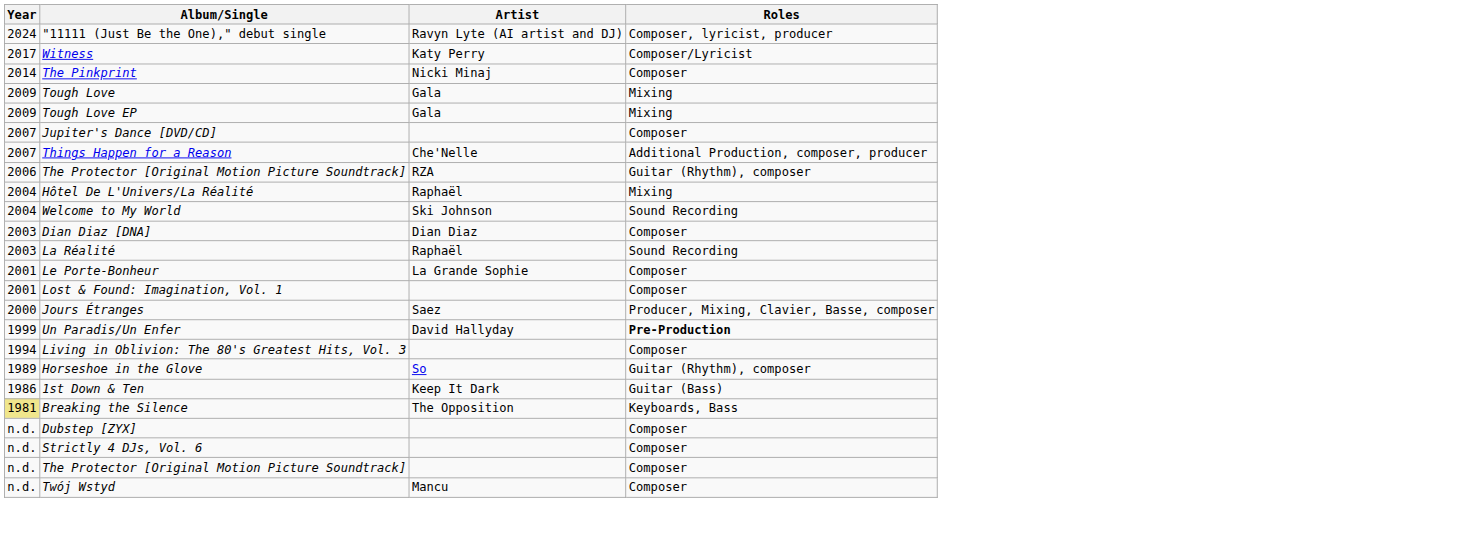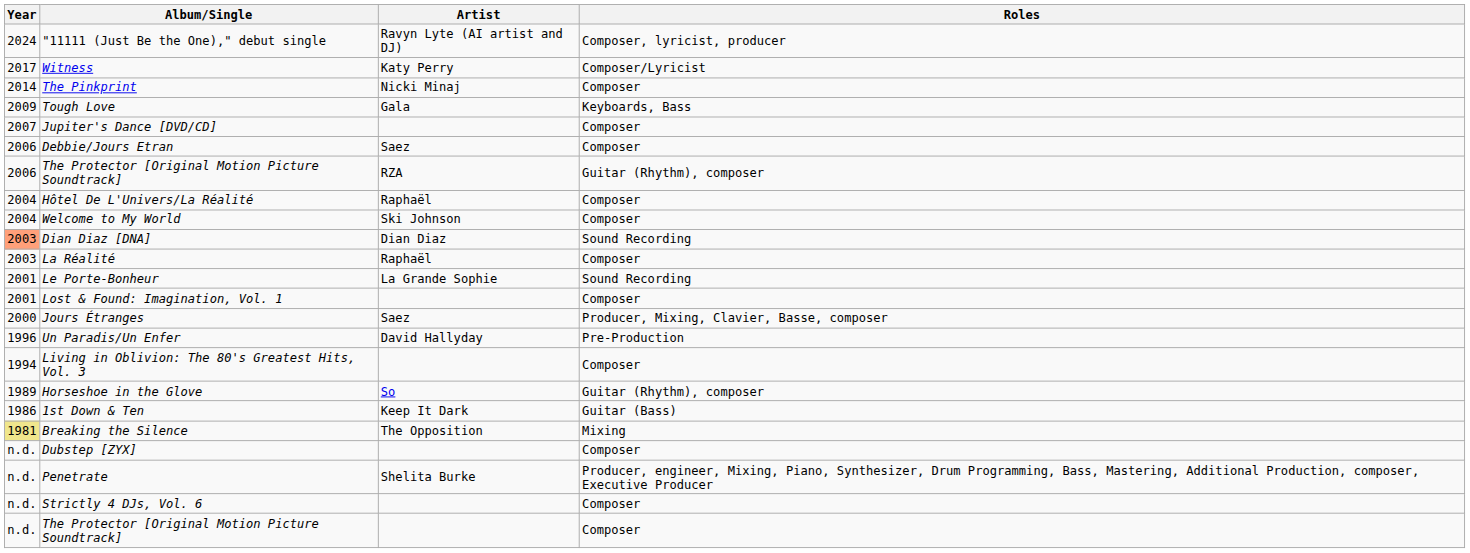(651, 93) Mixing -> (637, 107) Keyboards, Bass
- row: (90, 113)
- row: (137, 152)
+ row: (108, 146)
(651, 192) Mixing -> (611, 200) Composer
(683, 211) Sound Recording -> (611, 220) Composer
(22, 231) no background -> (22, 239) lightsalmon background
(658, 231) Composer -> (637, 239) Sound Recording
(683, 251) Sound Recording -> (611, 259) Composer
(658, 270) Composer -> (637, 279) Sound Recording
(22, 330) 1999 -> (22, 338) 1996
(680, 330) bold -> (633, 338) normal
(683, 408) Keyboards, Bass -> (604, 431) Mixing
+ row: (75, 477)
- row: (79, 487)
